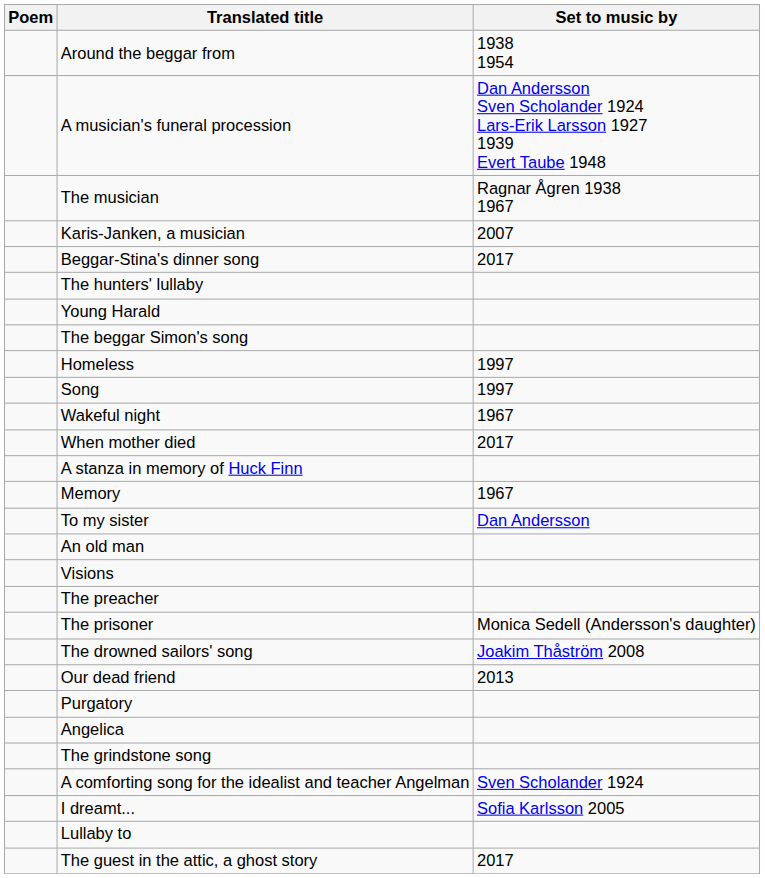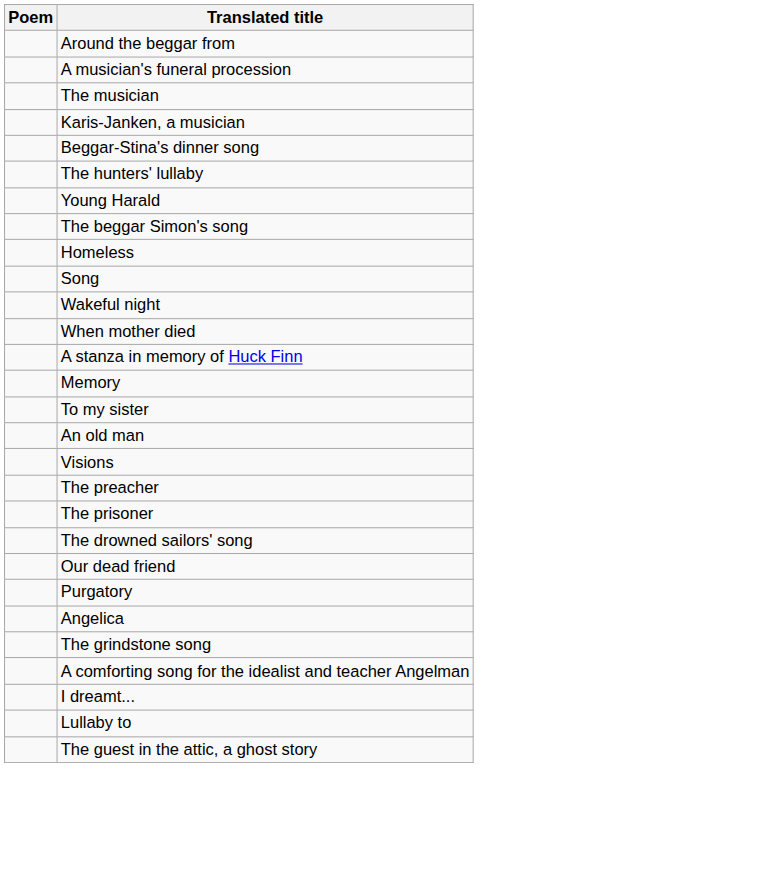- column: (616, 17)
